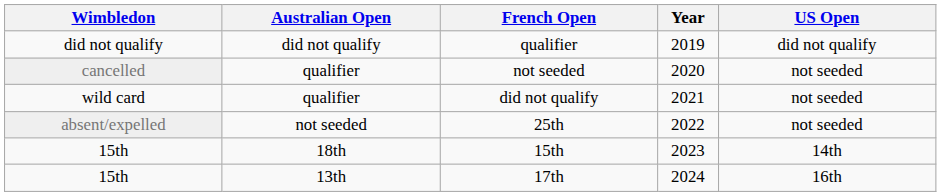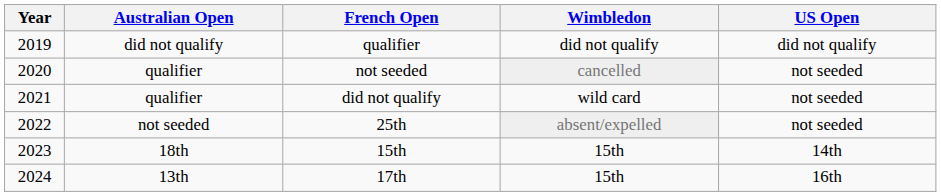columns swapped: (688, 17) <-> (113, 17)
